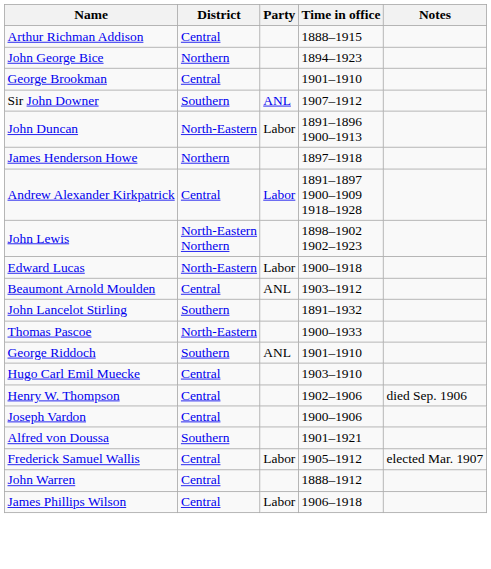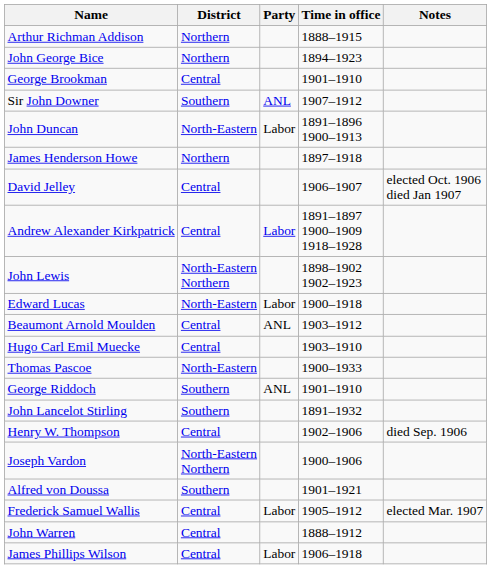(201, 36) Central -> (205, 36) Northern
+ row: (41, 187)
rows swapped: (74, 374) <-> (67, 310)
(201, 416) Central -> (219, 460) North-Eastern Northern
